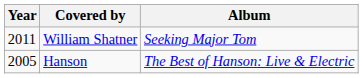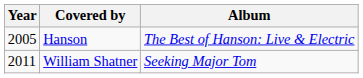rows swapped: (65, 61) <-> (90, 38)
